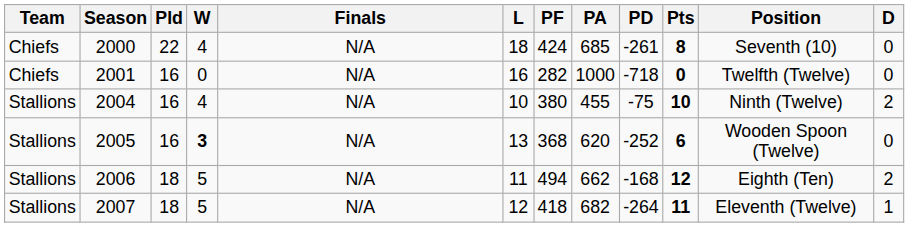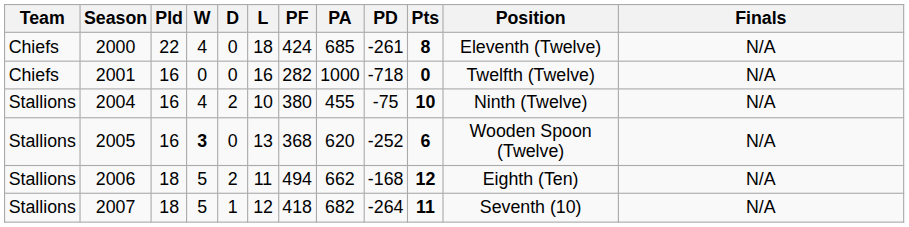columns swapped: (888, 18) <-> (360, 18)
(786, 46) Seventh (10) -> (531, 46) Eleventh (Twelve)
(786, 207) Eleventh (Twelve) -> (531, 207) Seventh (10)
